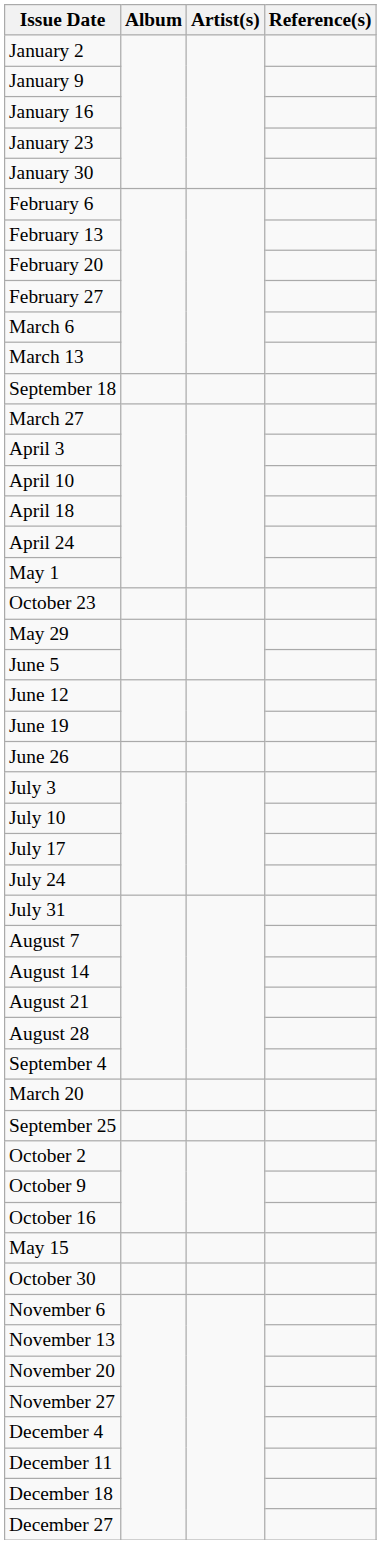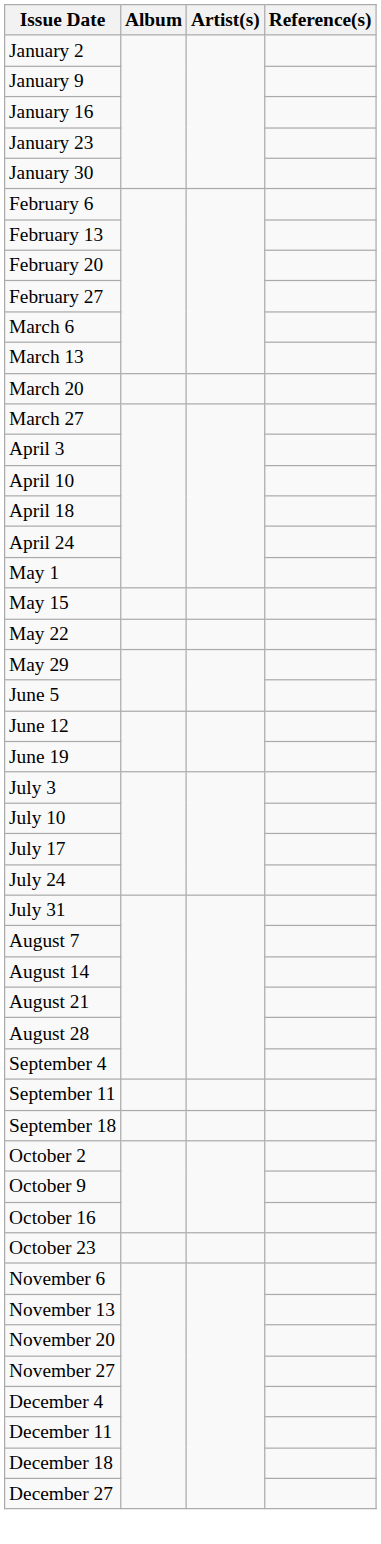rows swapped: (46, 1094) <-> (63, 388)
rows swapped: (39, 1248) <-> (52, 603)
+ row: (39, 633)
- row: (39, 756)
+ row: (62, 1094)
- row: (63, 1125)
- row: (52, 1278)
